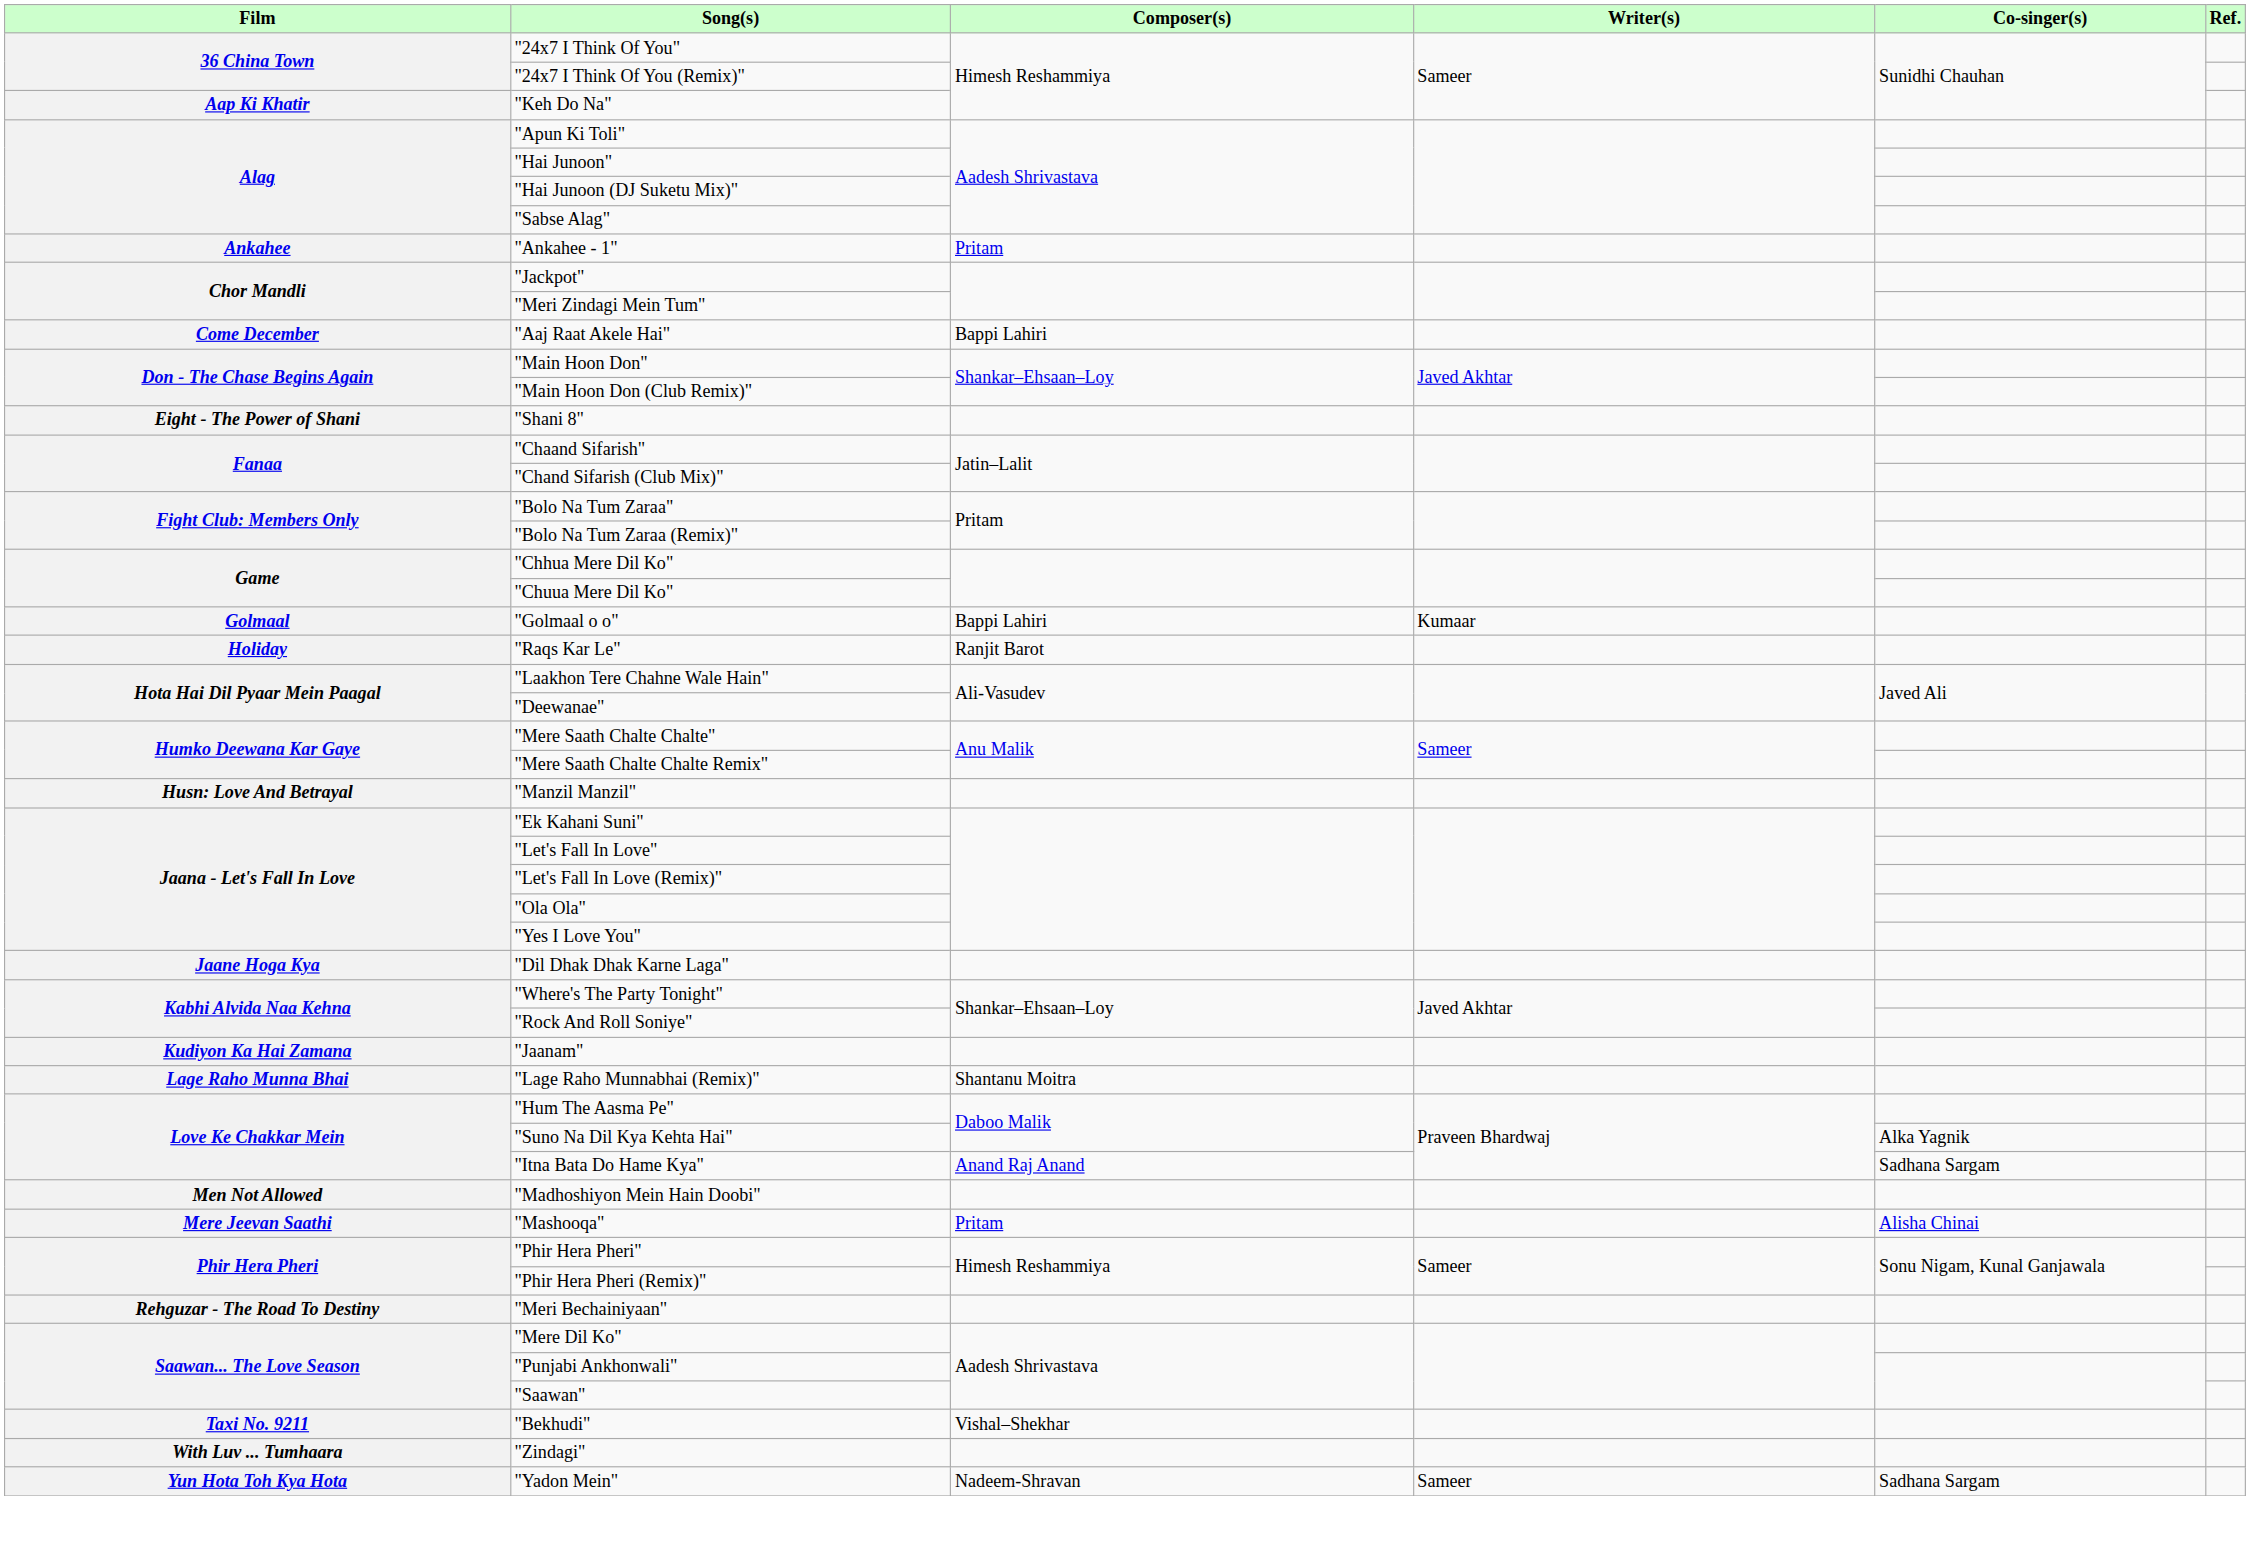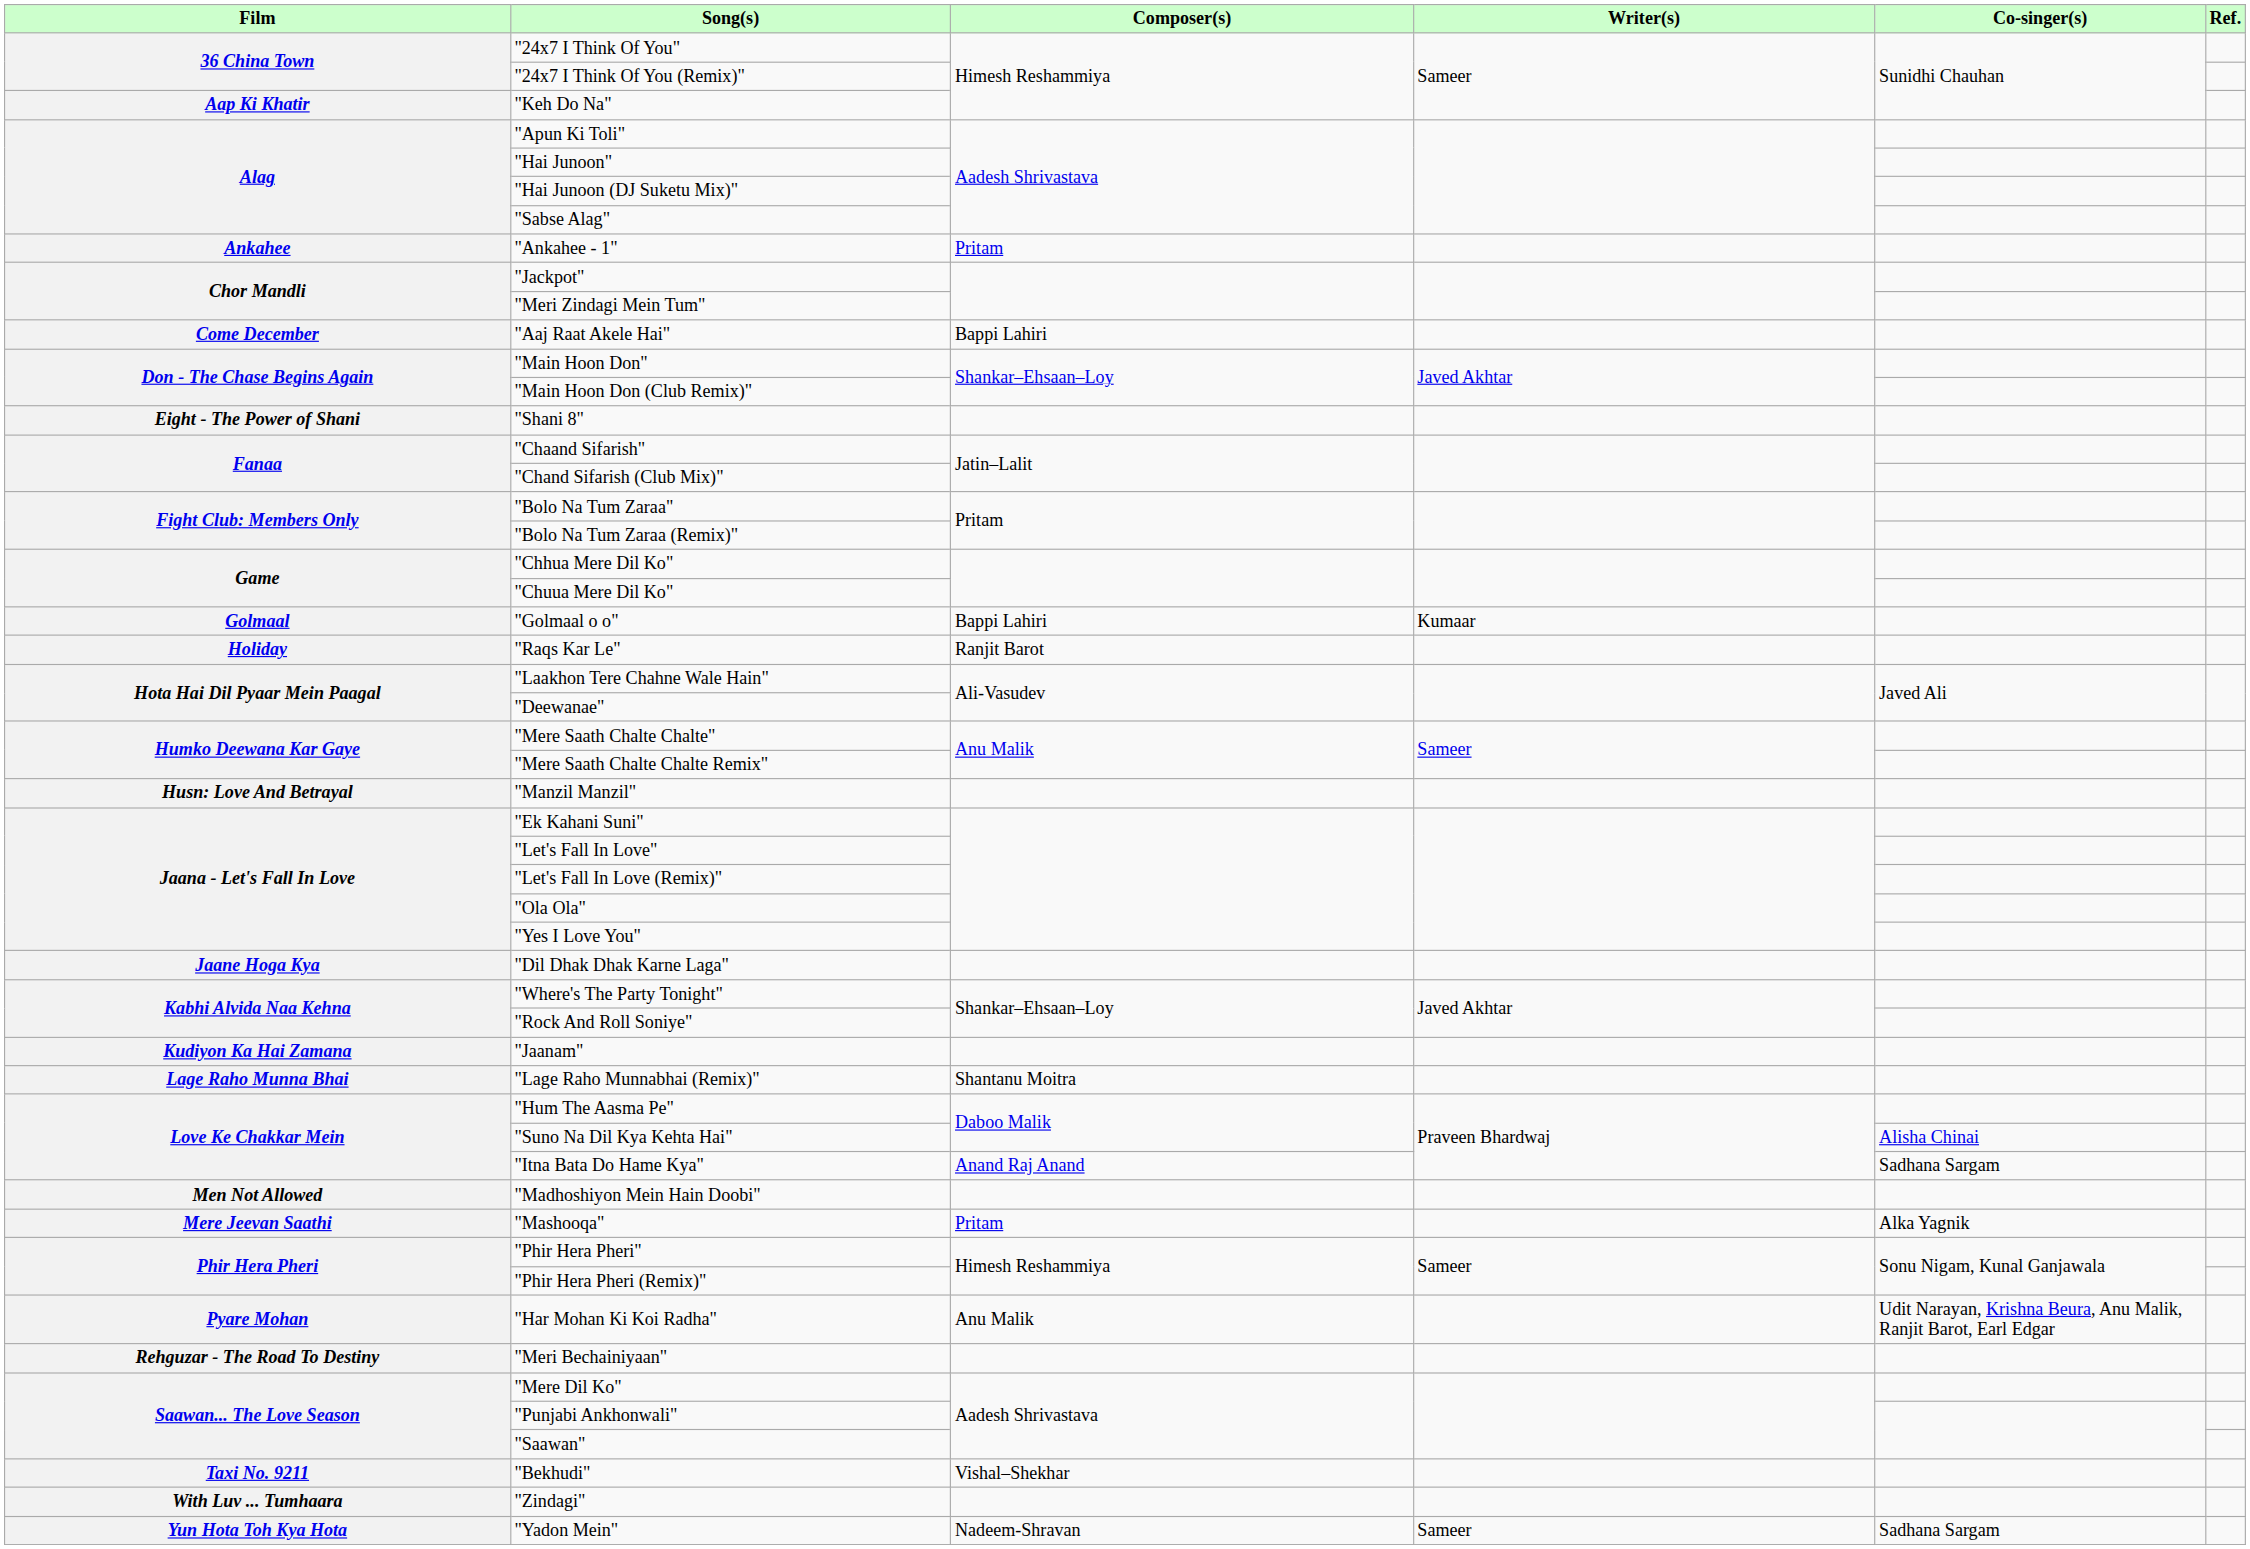(1924, 1137) Alka Yagnik -> (1929, 1137) Alisha Chinai
(1929, 1223) Alisha Chinai -> (1924, 1223) Alka Yagnik
+ row: (616, 1319)
